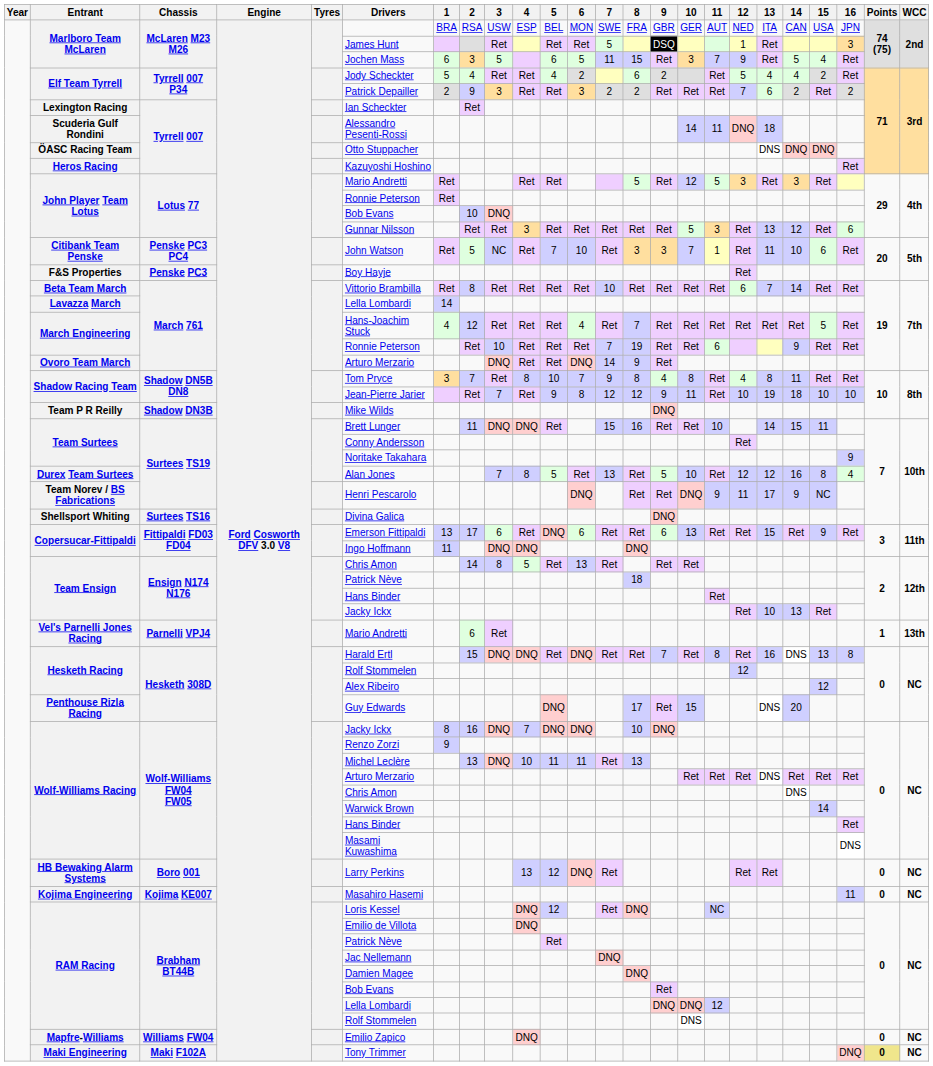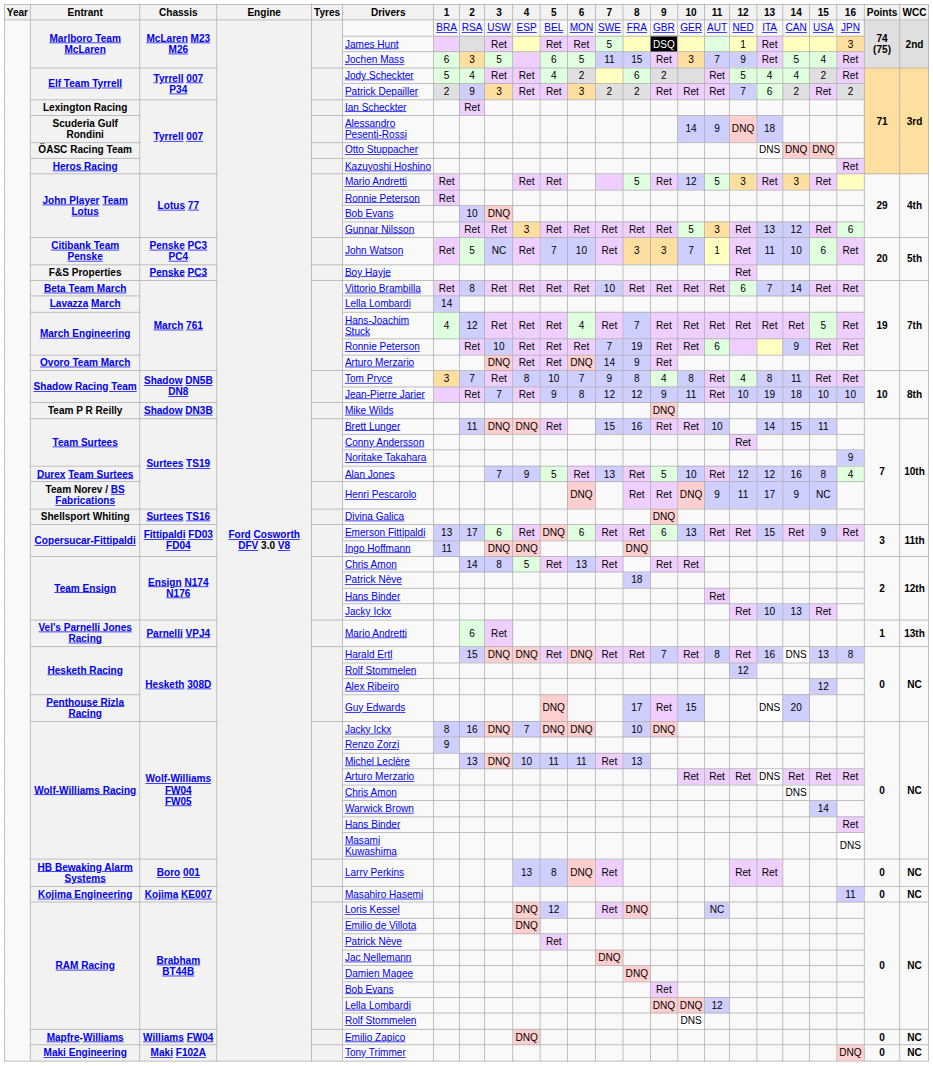(717, 128) 11 -> (717, 128) 9
(527, 474) 8 -> (527, 474) 9
(554, 872) 12 -> (554, 872) 8
(882, 1053) khaki background -> (882, 1053) no background
